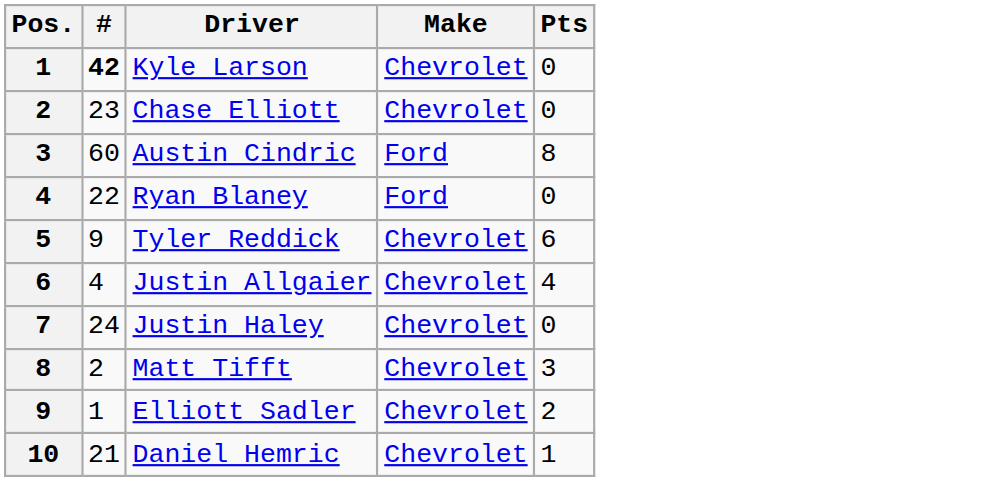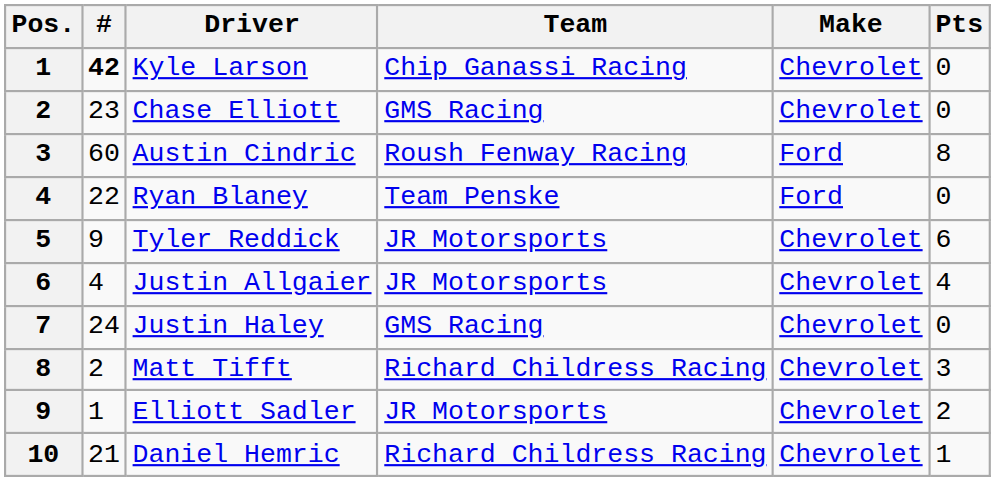+ column: (575, 27)
